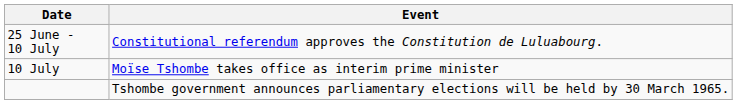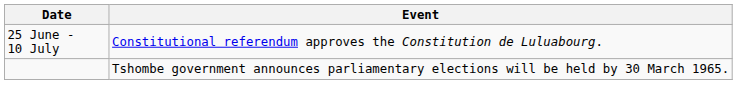- row: (33, 69)
